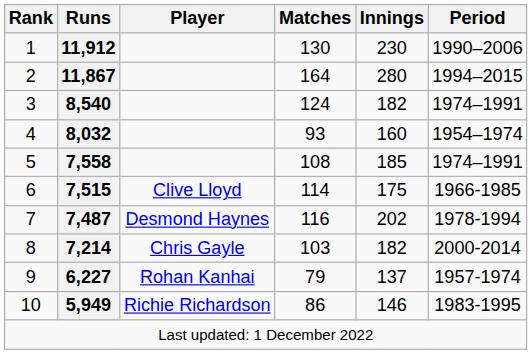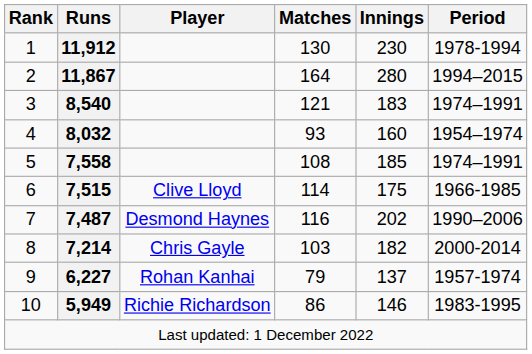(478, 47) 1990–2006 -> (478, 47) 1978-1994
(315, 104) 124 -> (315, 104) 121
(392, 104) 182 -> (392, 104) 183
(478, 219) 1978-1994 -> (478, 219) 1990–2006
